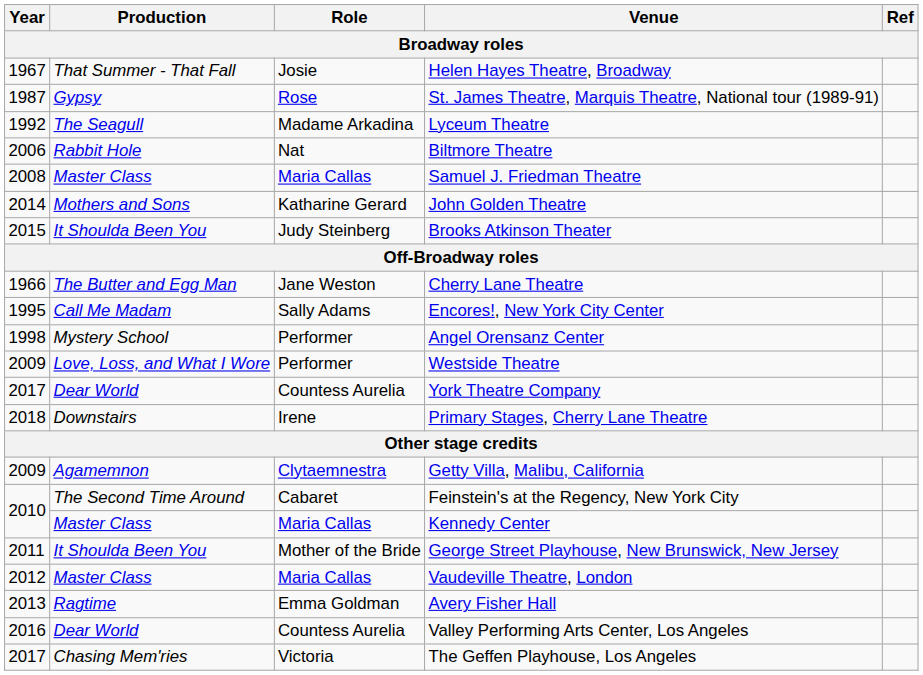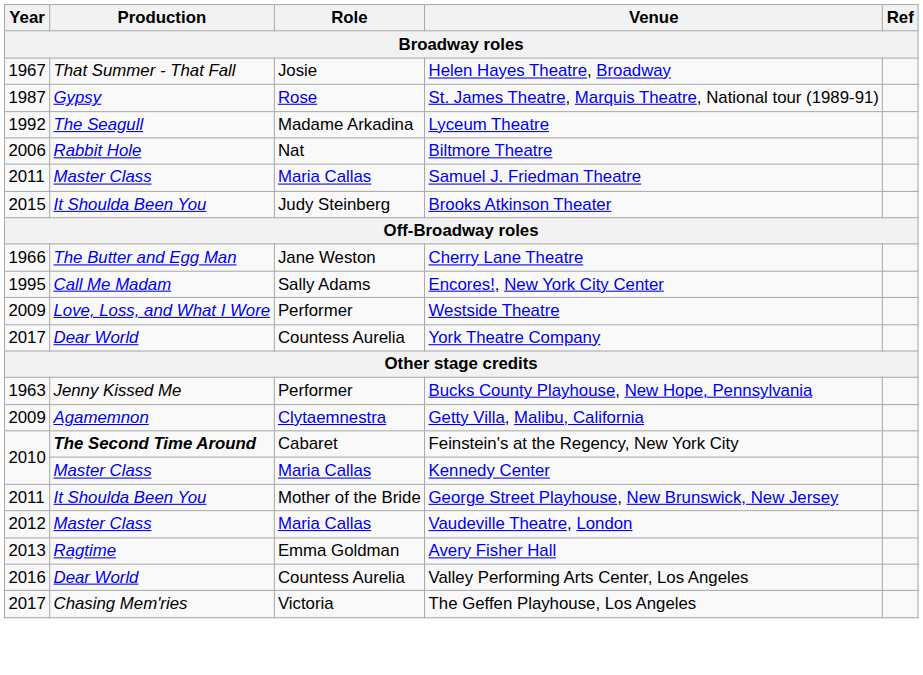(27, 177) 2008 -> (26, 177) 2011
- row: (507, 204)
- row: (516, 337)
- row: (568, 417)
+ row: (620, 390)
(149, 497) normal -> (155, 444) bold
